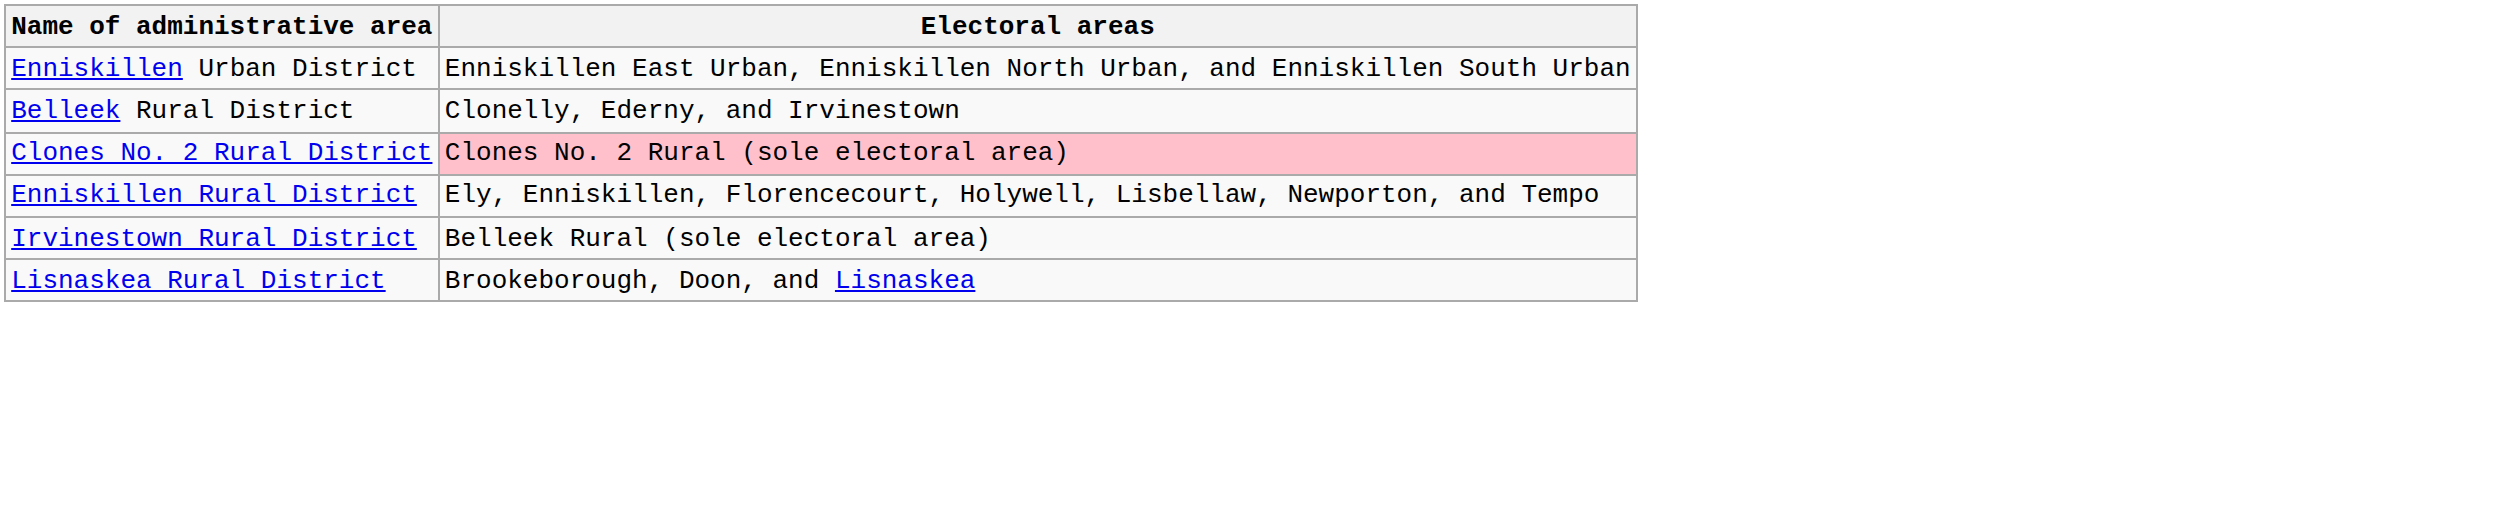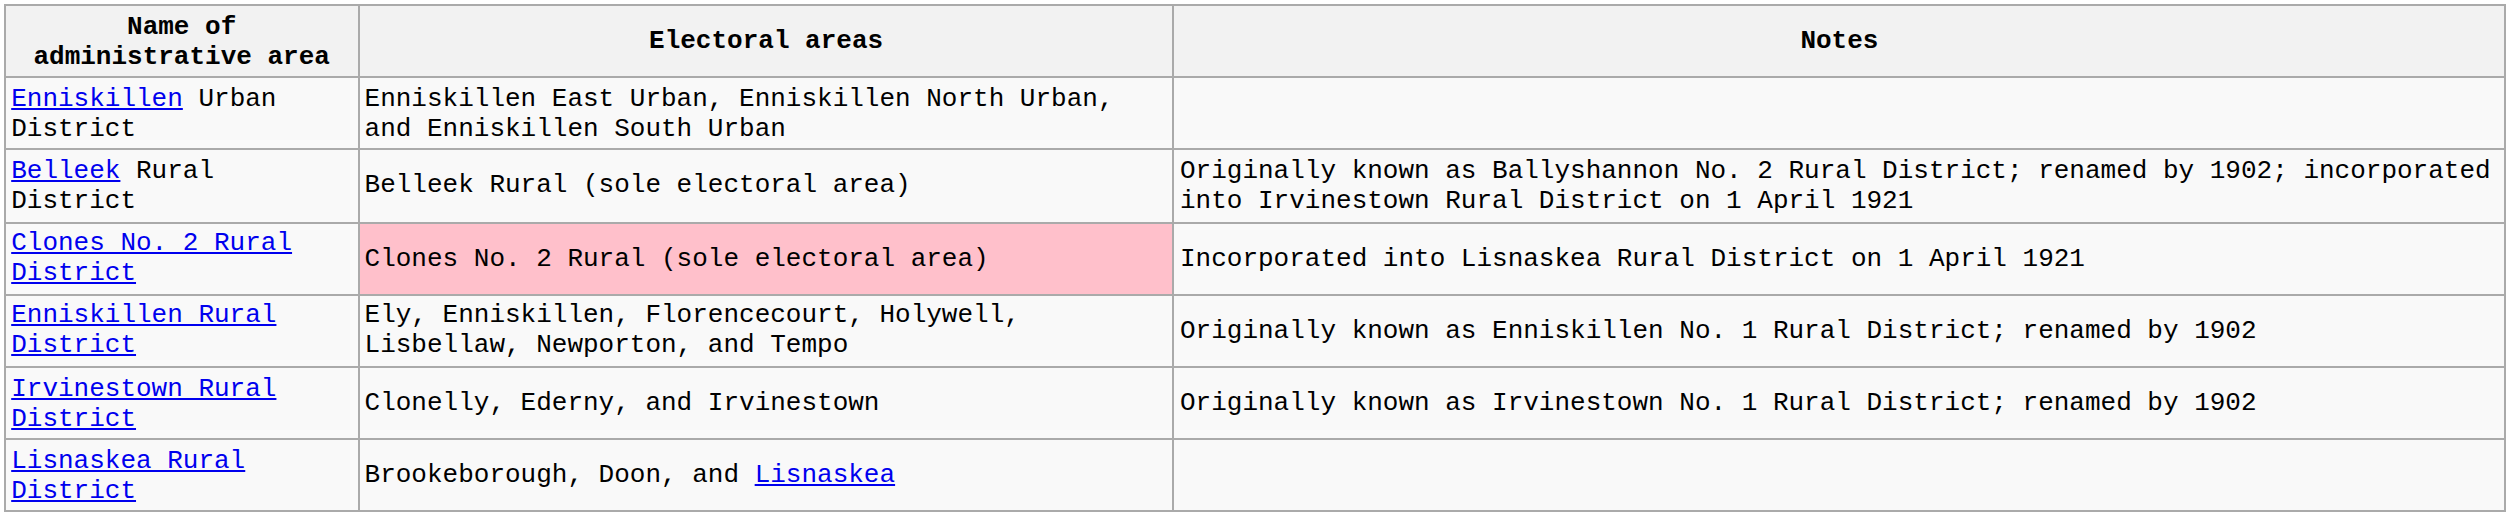+ column: (1839, 41)
(702, 111) Clonelly, Ederny, and Irvinestown -> (638, 186) Belleek Rural (sole electoral area)
(718, 238) Belleek Rural (sole electoral area) -> (622, 403) Clonelly, Ederny, and Irvinestown
